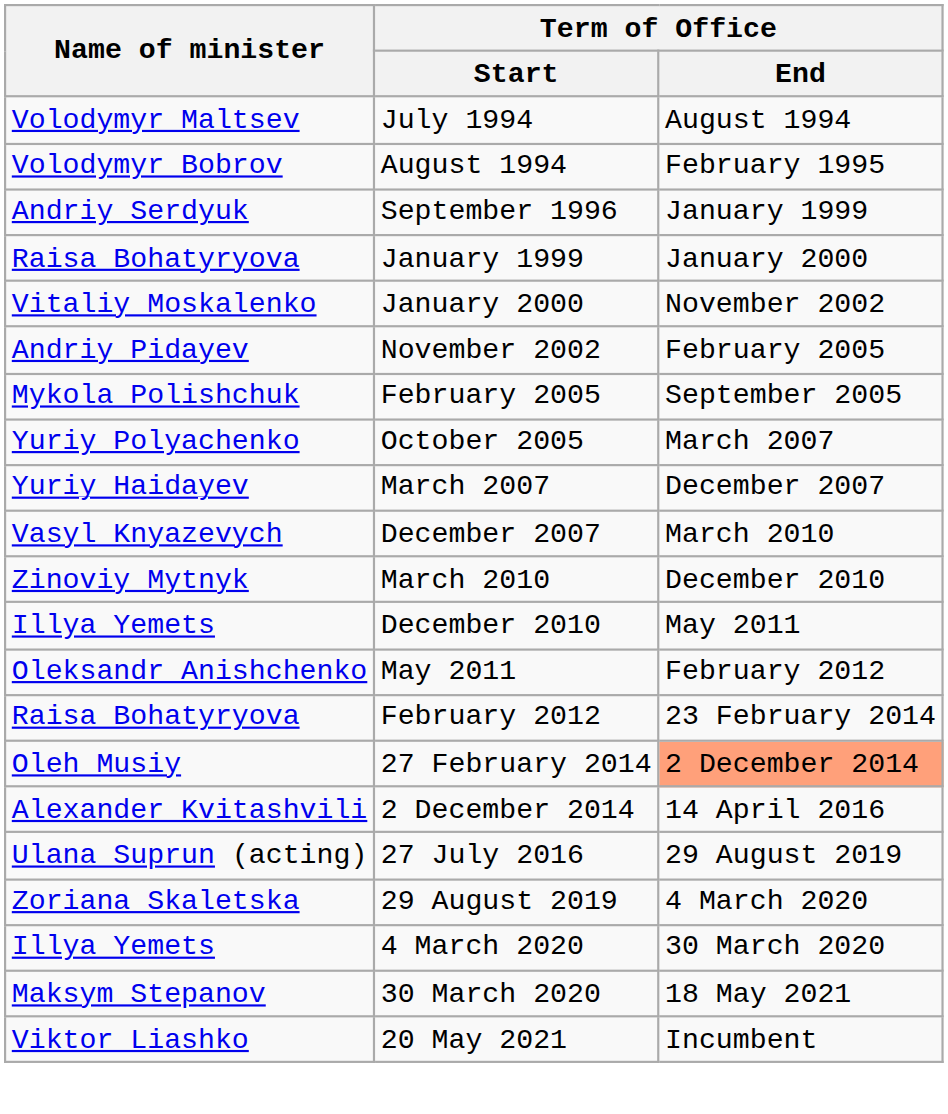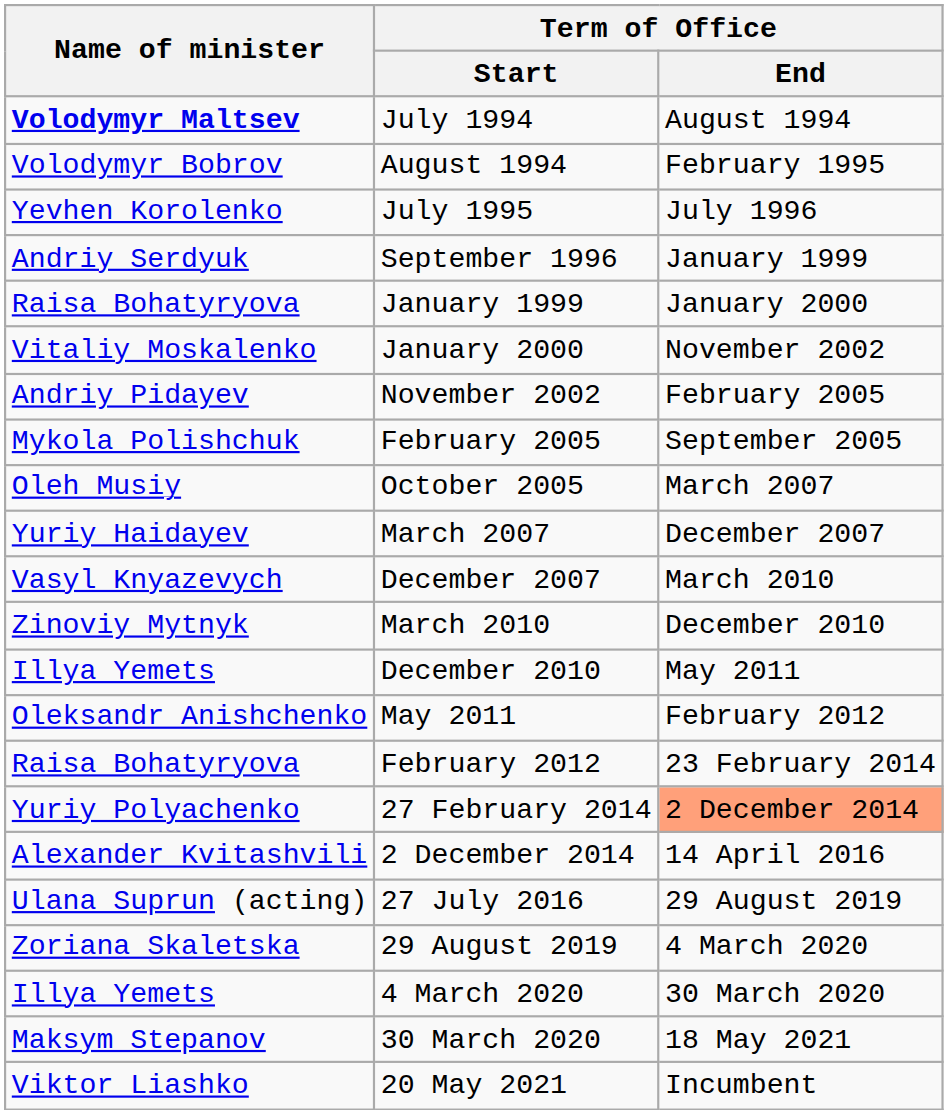(156, 120) normal -> (156, 120) bold
+ row: (457, 212)
(156, 442) Yuriy Polyachenko -> (96, 488) Oleh Musiy
(96, 764) Oleh Musiy -> (156, 810) Yuriy Polyachenko
